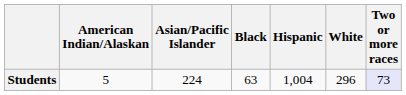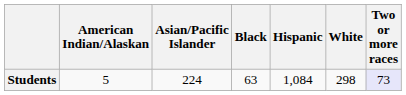(298, 79) 1,004 -> (298, 79) 1,084
(346, 79) 296 -> (346, 79) 298
